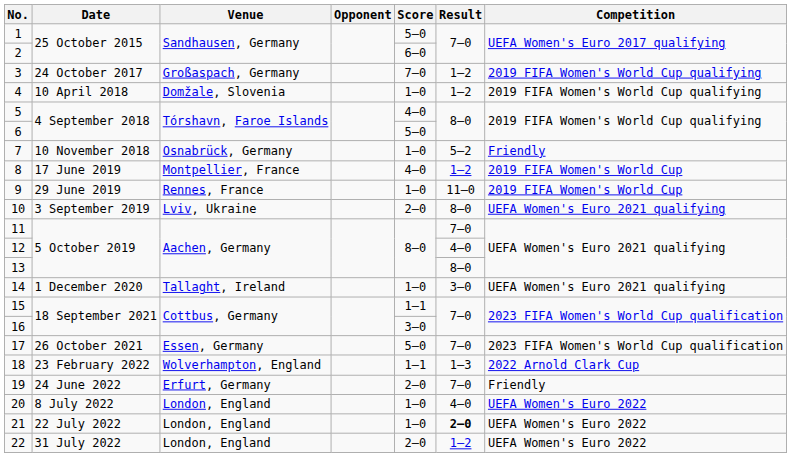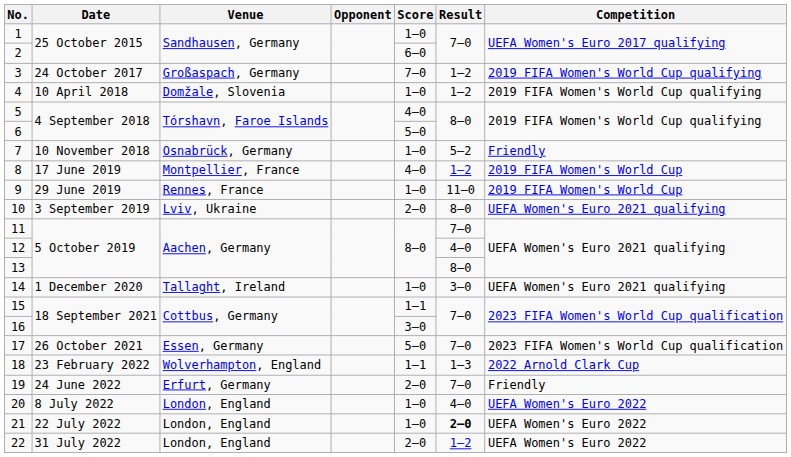(415, 34) 5–0 -> (415, 34) 1–0
